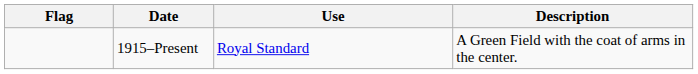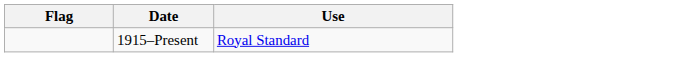- column: (573, 16)
